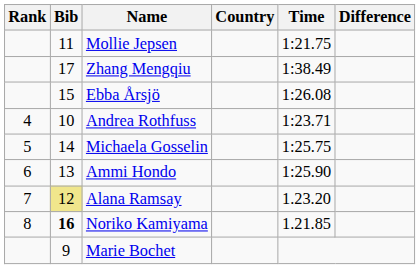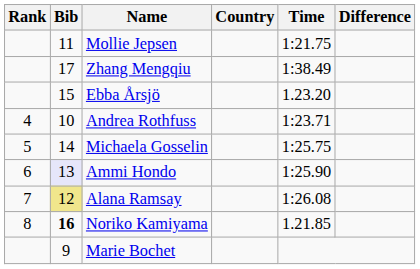(307, 95) 1:26.08 -> (307, 95) 1.23.20
(66, 172) no background -> (66, 172) lavender background
(307, 198) 1.23.20 -> (307, 198) 1:26.08
